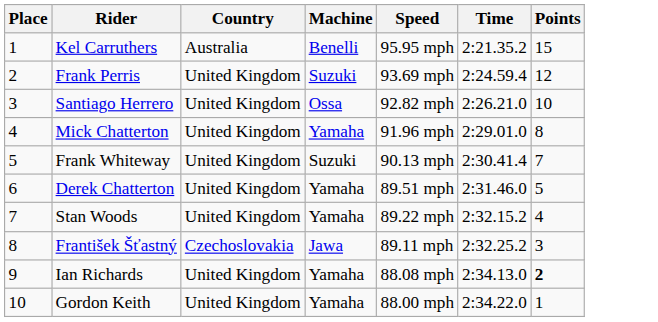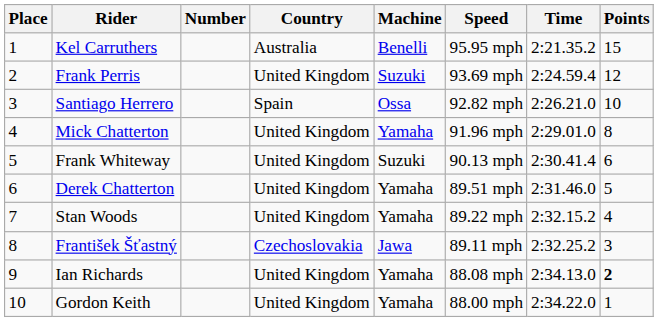+ column: (215, 18)
(243, 103) United Kingdom -> (273, 103) Spain
(539, 160) 7 -> (608, 160) 6
